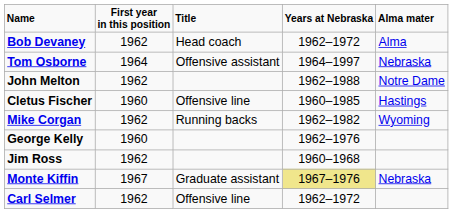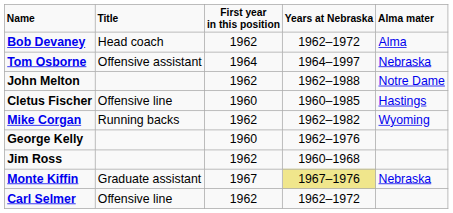columns swapped: (186, 18) <-> (134, 18)
